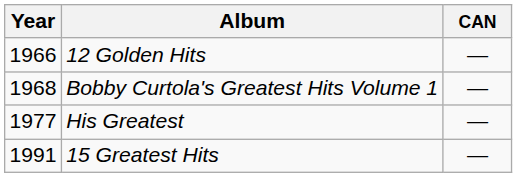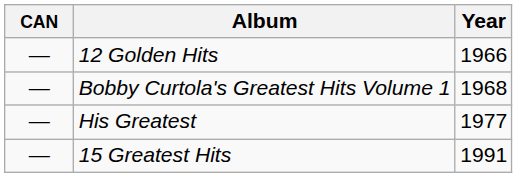columns swapped: (33, 21) <-> (478, 22)
